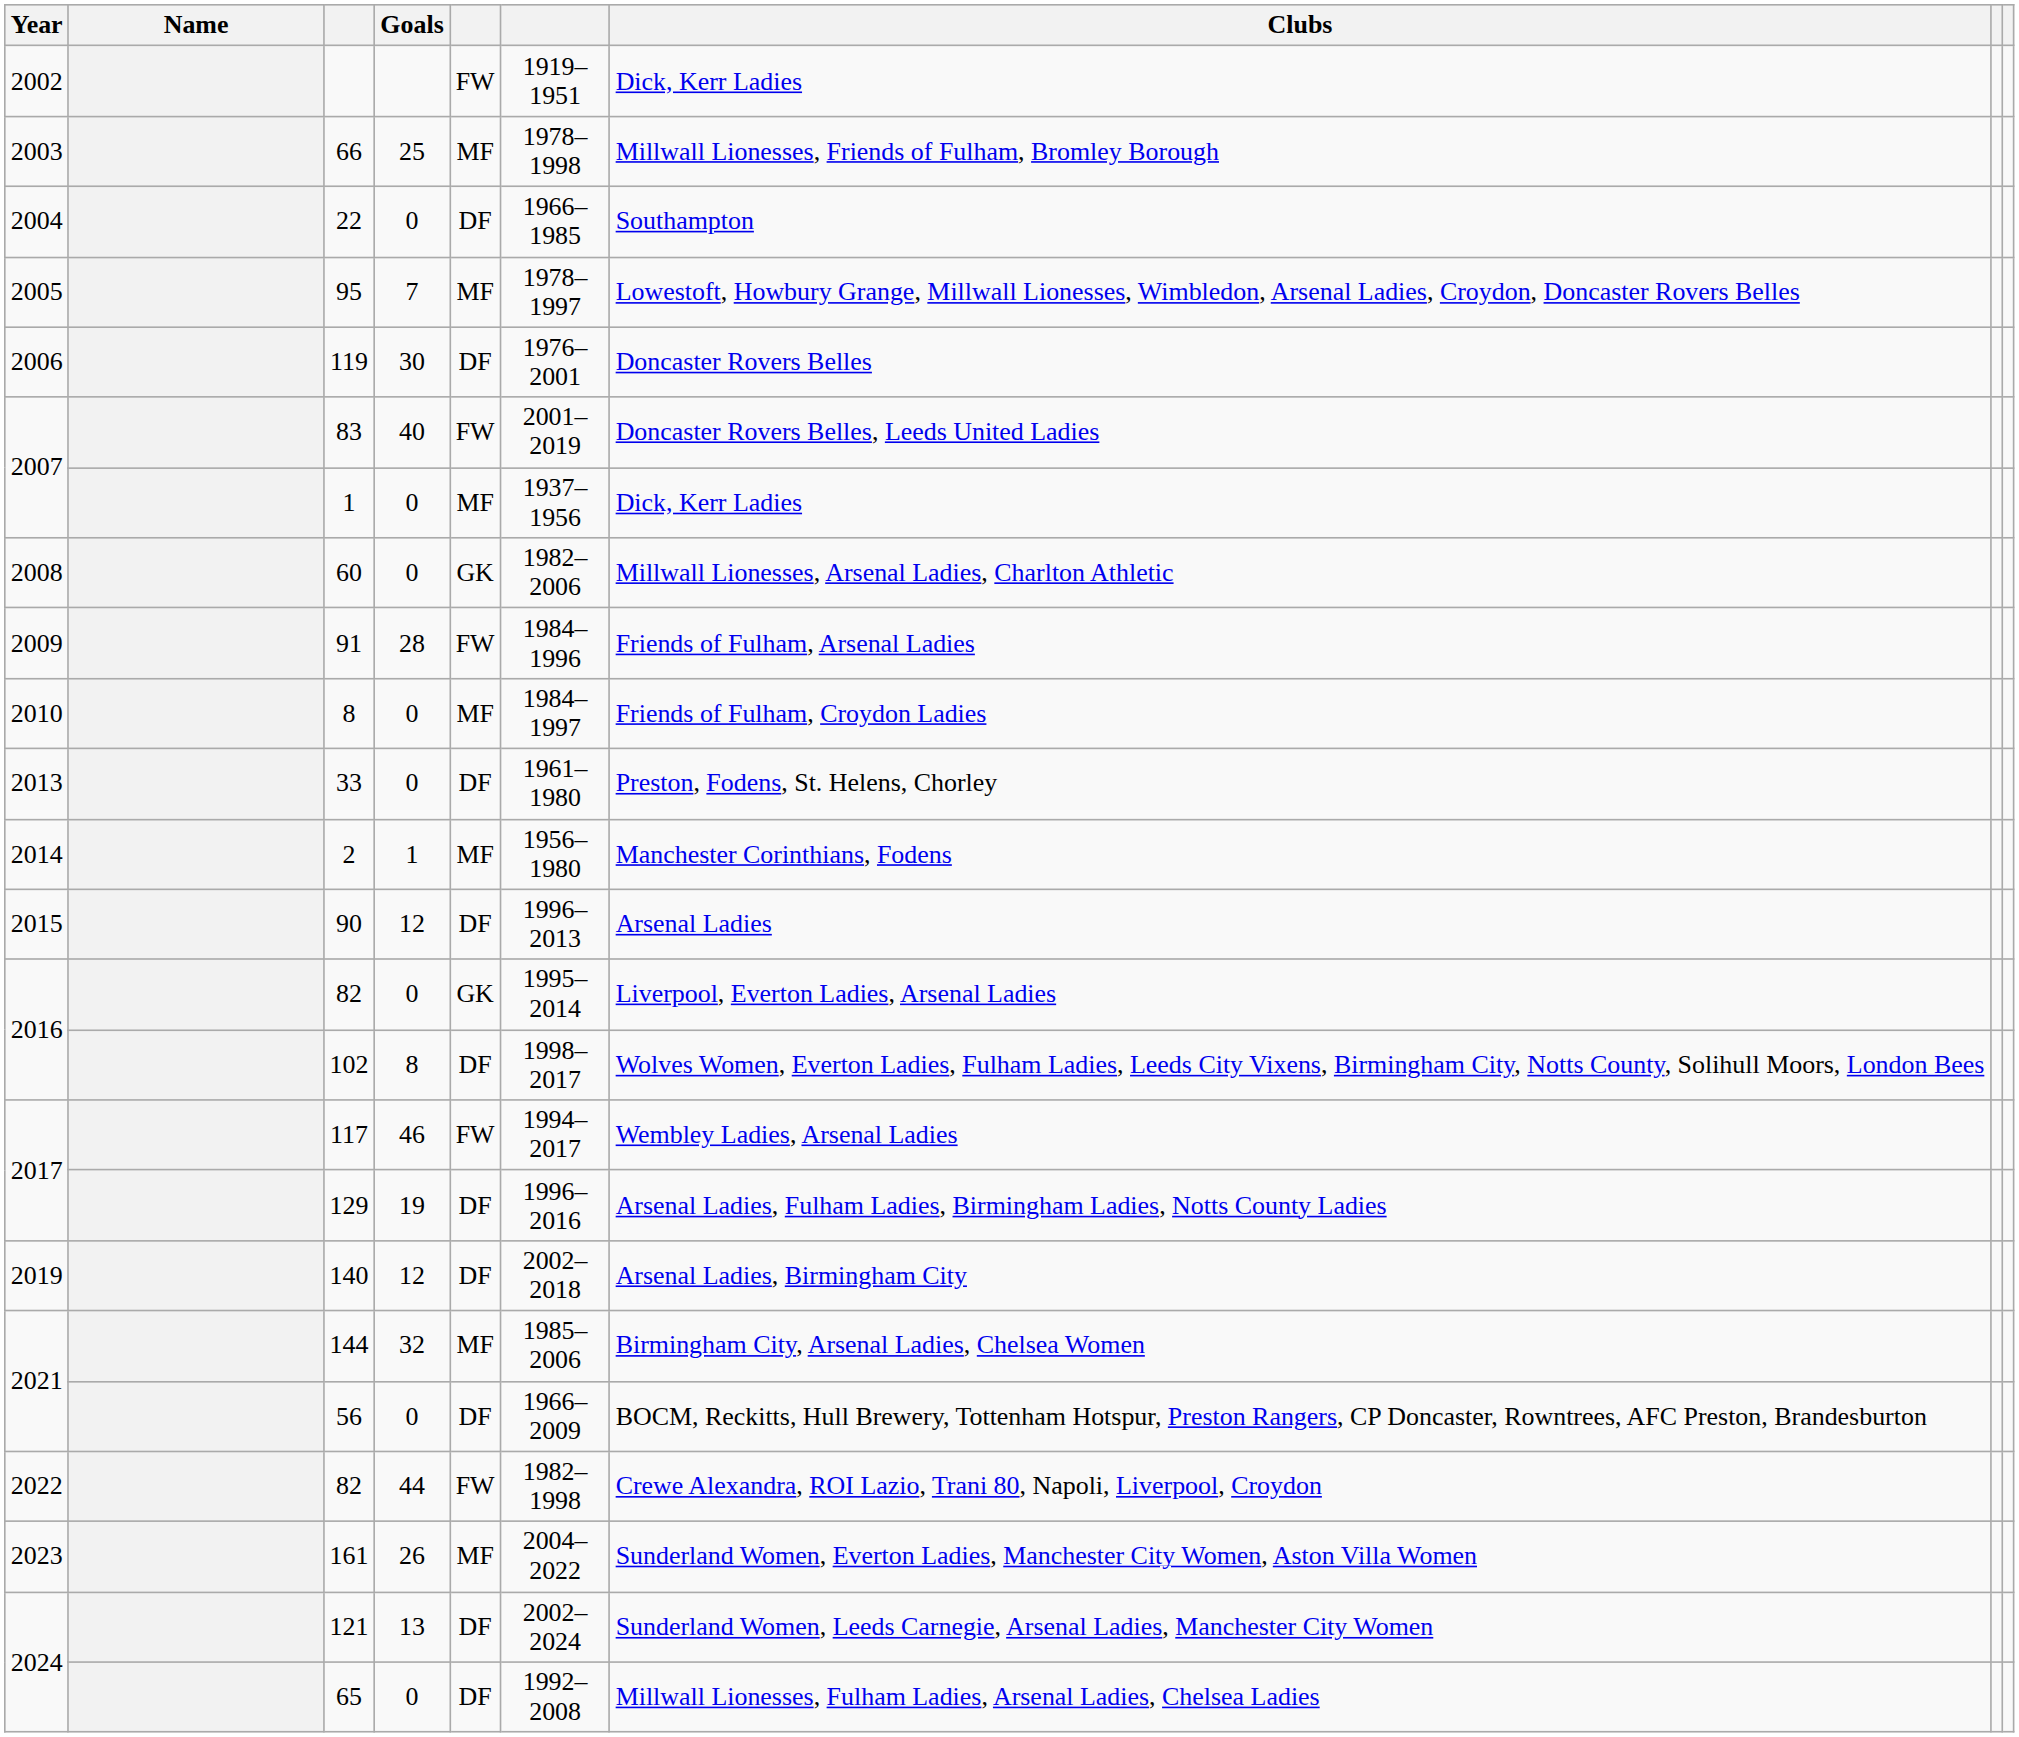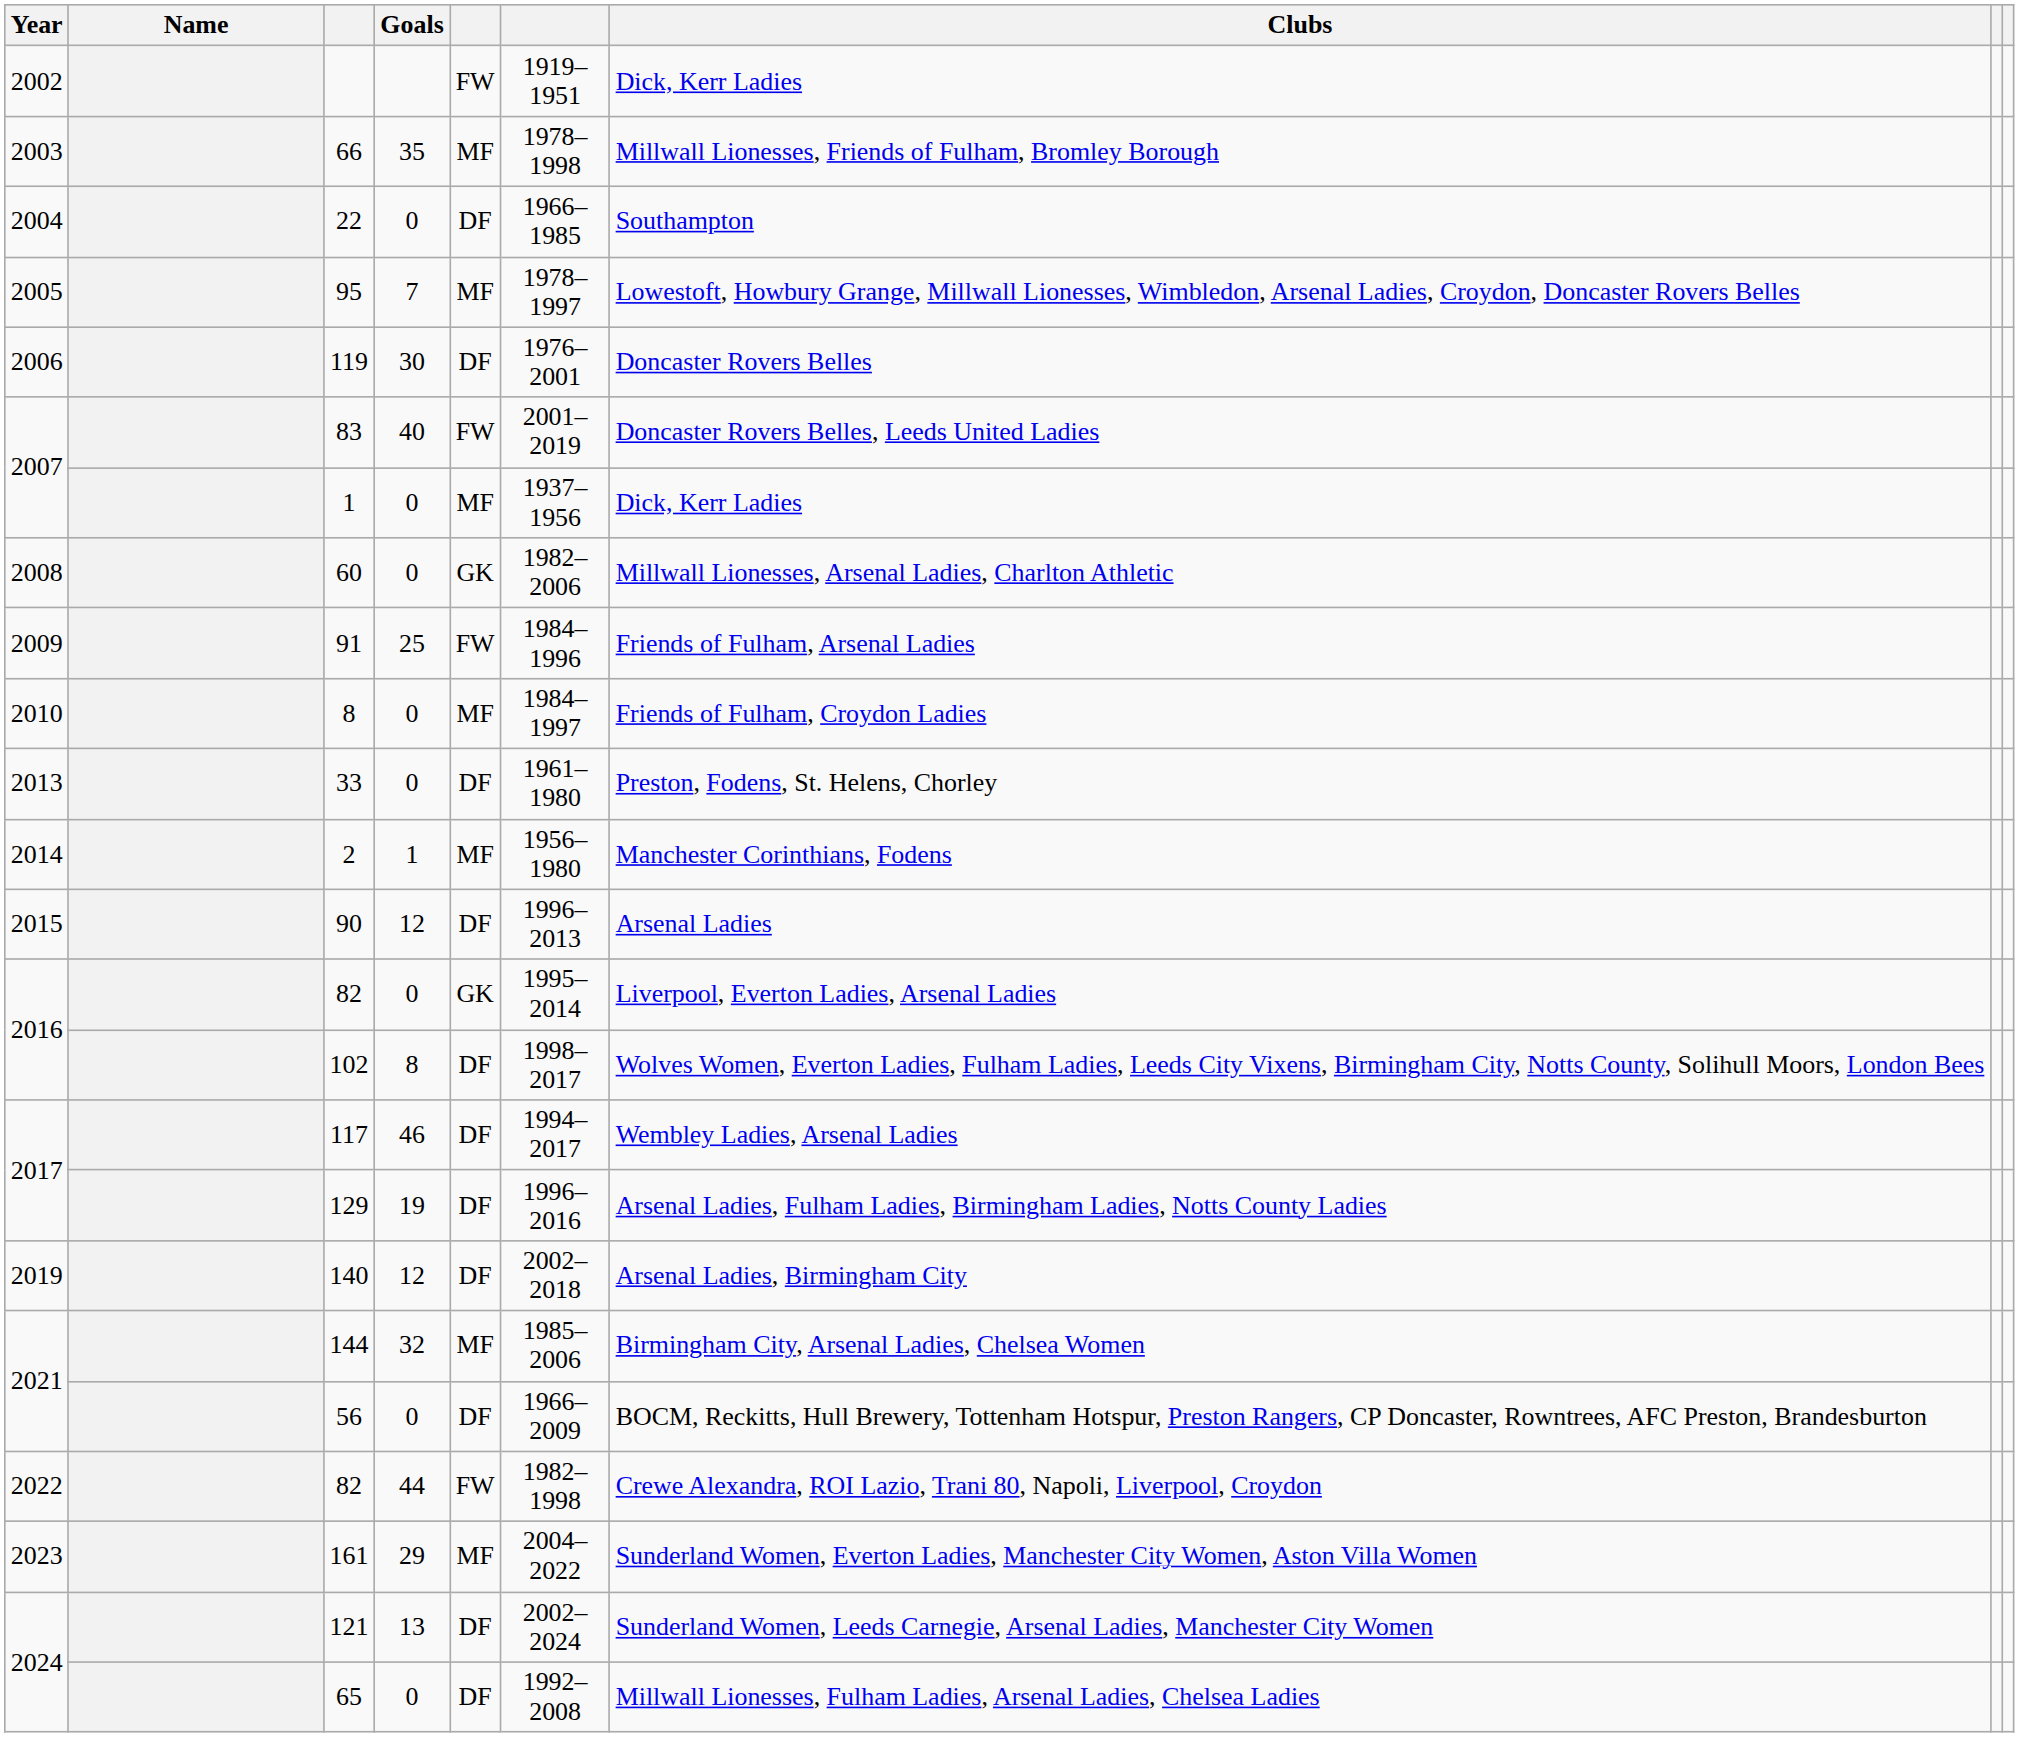(412, 151) 25 -> (412, 151) 35
(412, 642) 28 -> (412, 642) 25
(475, 1134) FW -> (475, 1134) DF
(412, 1556) 26 -> (412, 1556) 29
